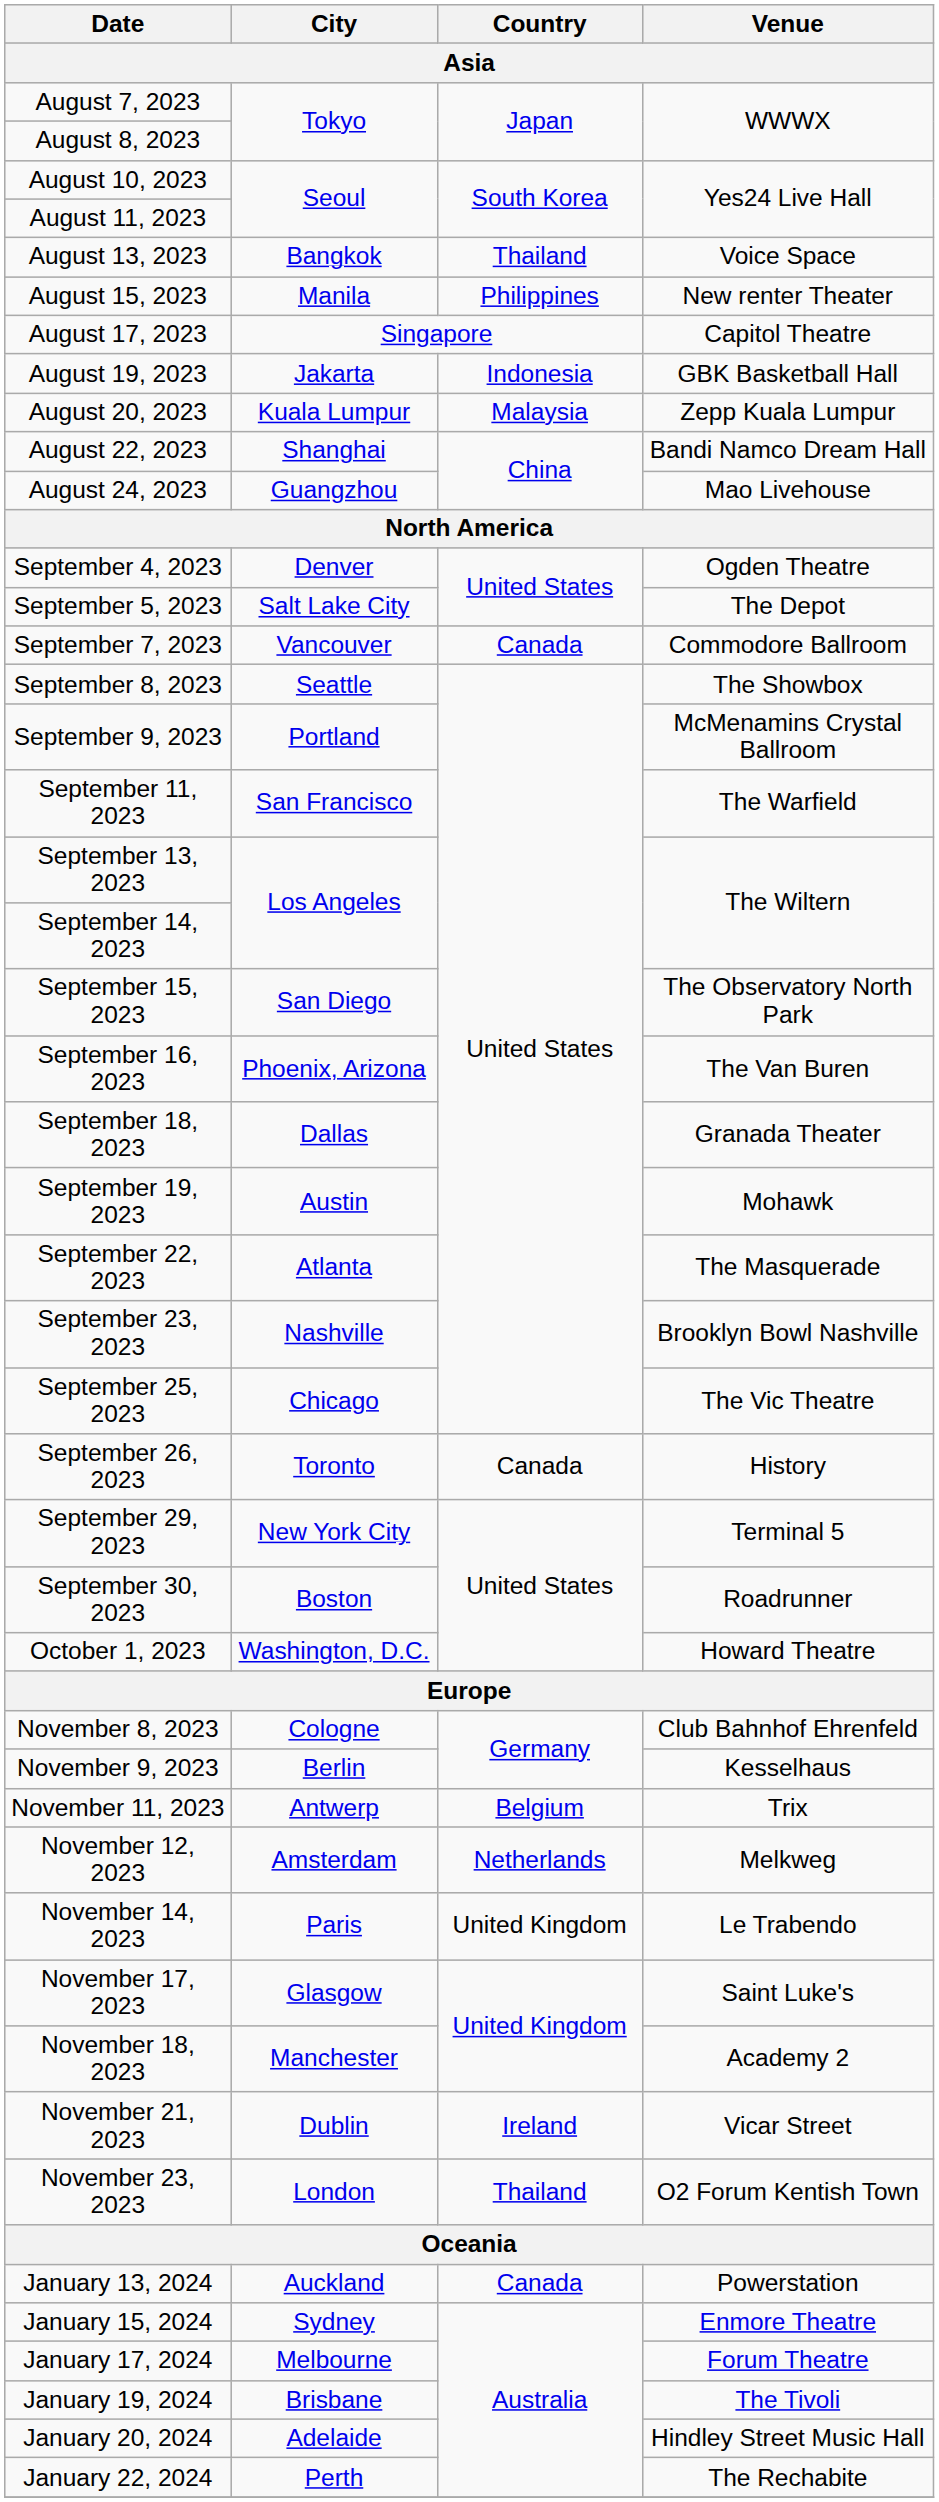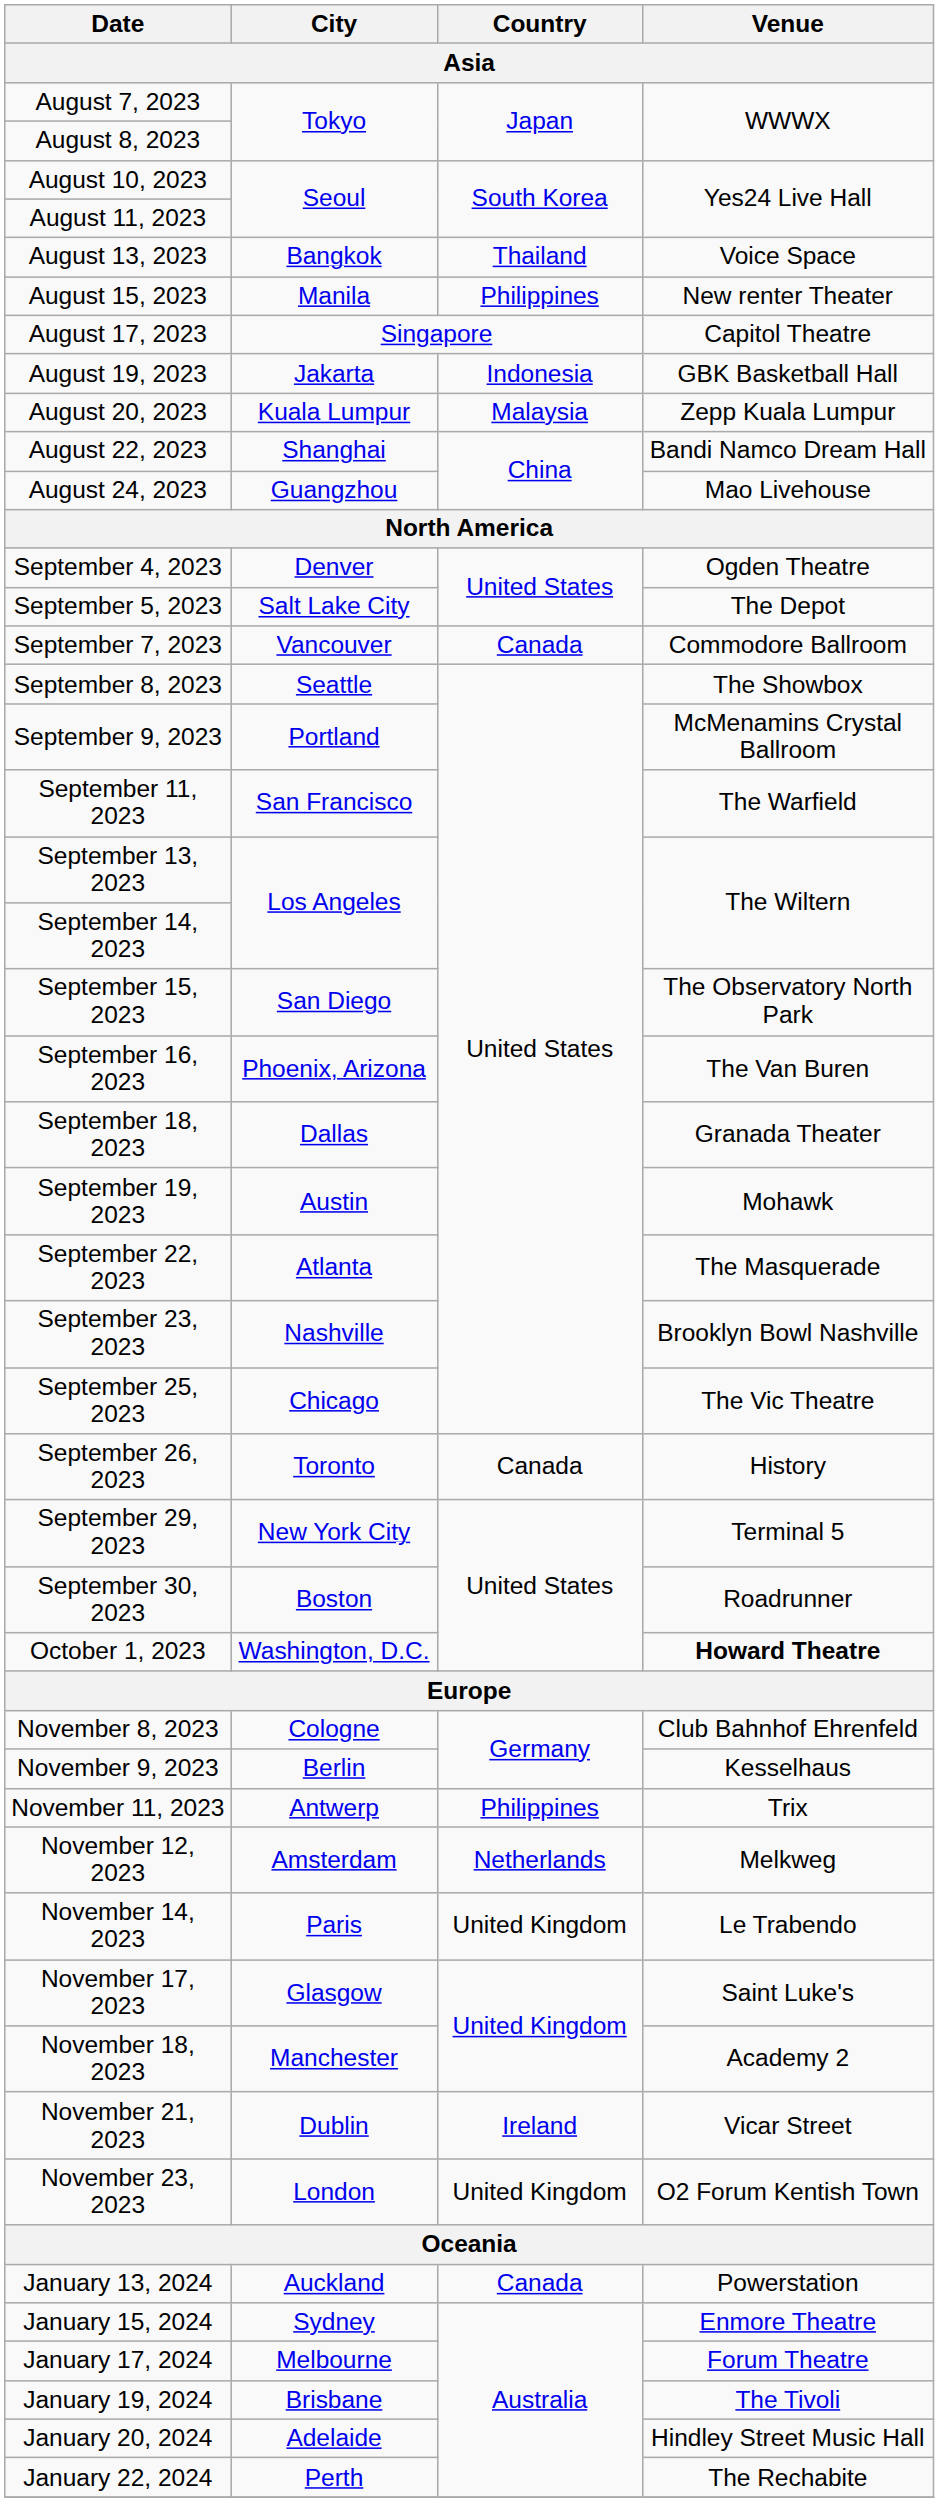(788, 1651) normal -> (788, 1651) bold
(540, 1807) Belgium -> (540, 1807) Philippines
(540, 2191) Thailand -> (540, 2191) United Kingdom
